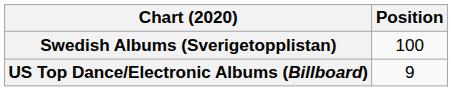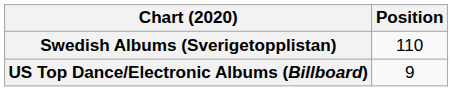(410, 45) 100 -> (410, 45) 110
